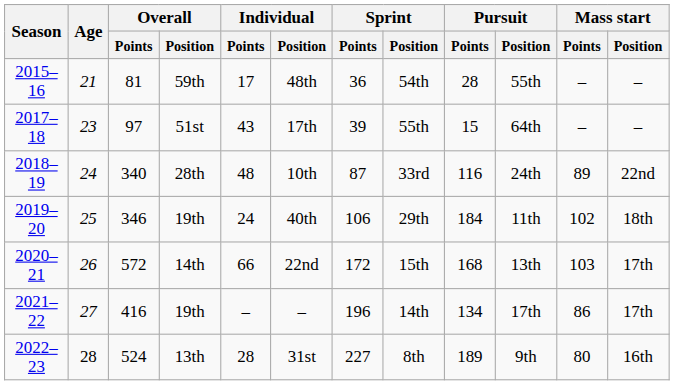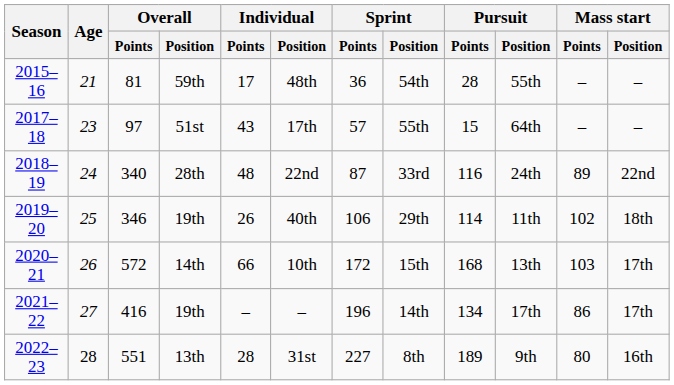(358, 127) 39 -> (358, 127) 57
(302, 173) 10th -> (302, 173) 22nd
(246, 219) 24 -> (246, 219) 26
(470, 219) 184 -> (470, 219) 114
(302, 265) 22nd -> (302, 265) 10th
(134, 357) 524 -> (134, 357) 551
